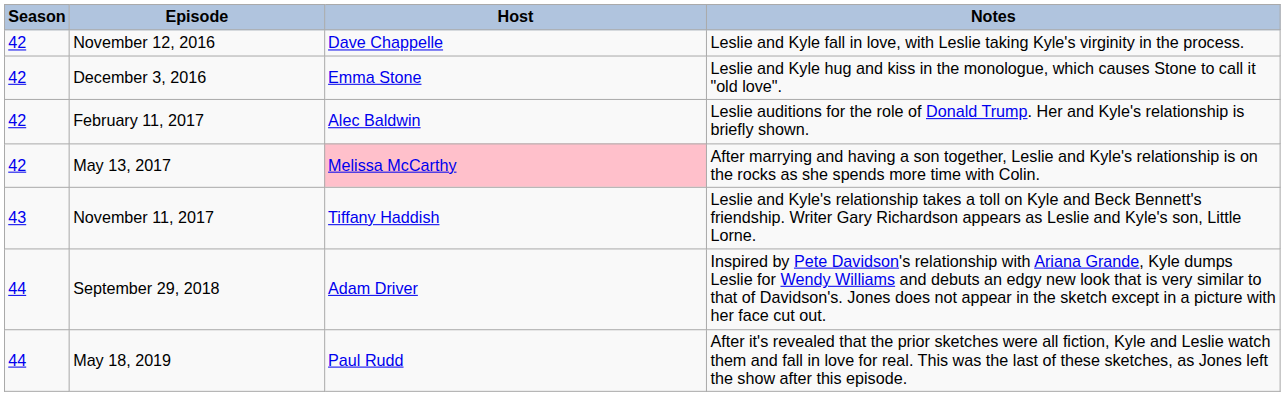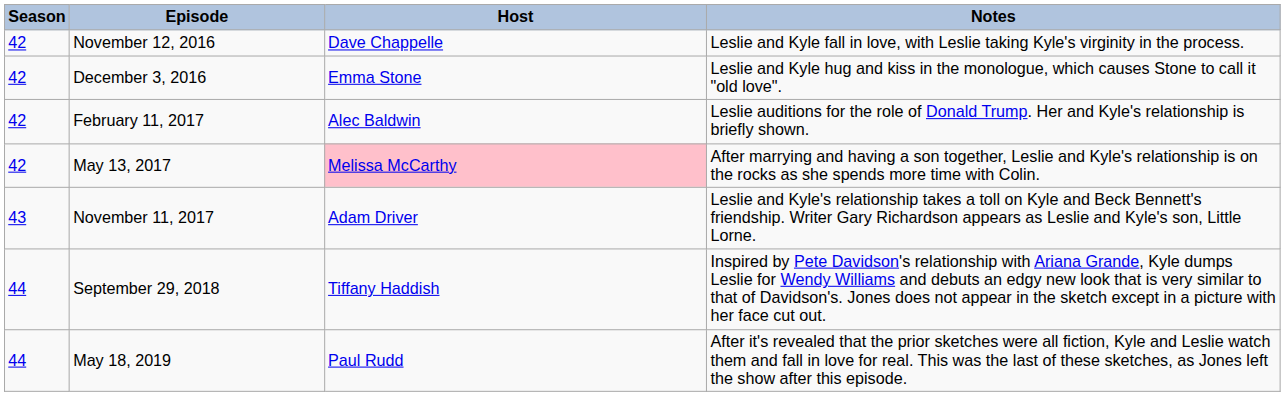(384, 218) Tiffany Haddish -> (373, 218) Adam Driver
(373, 289) Adam Driver -> (384, 289) Tiffany Haddish
